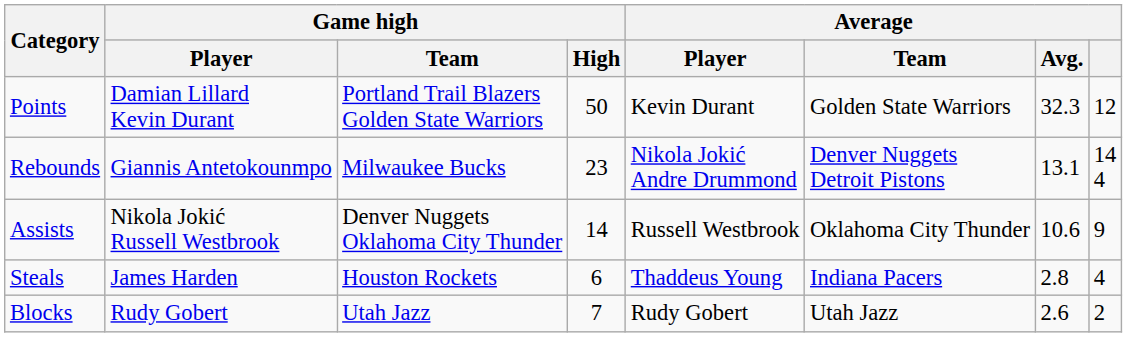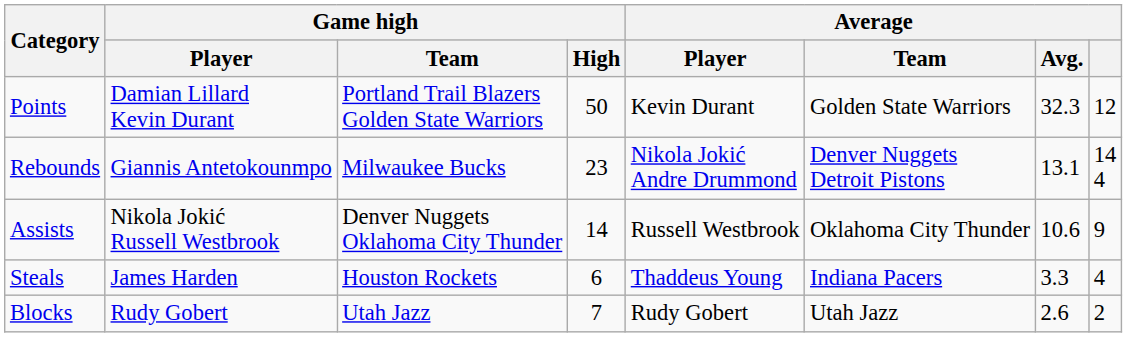(1055, 277) 2.8 -> (1055, 277) 3.3
